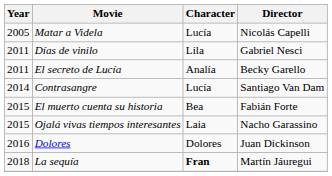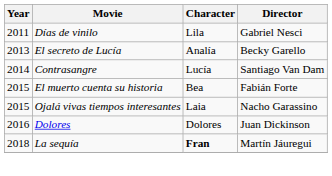- row: (69, 32)
(18, 69) 2011 -> (18, 51) 2013
